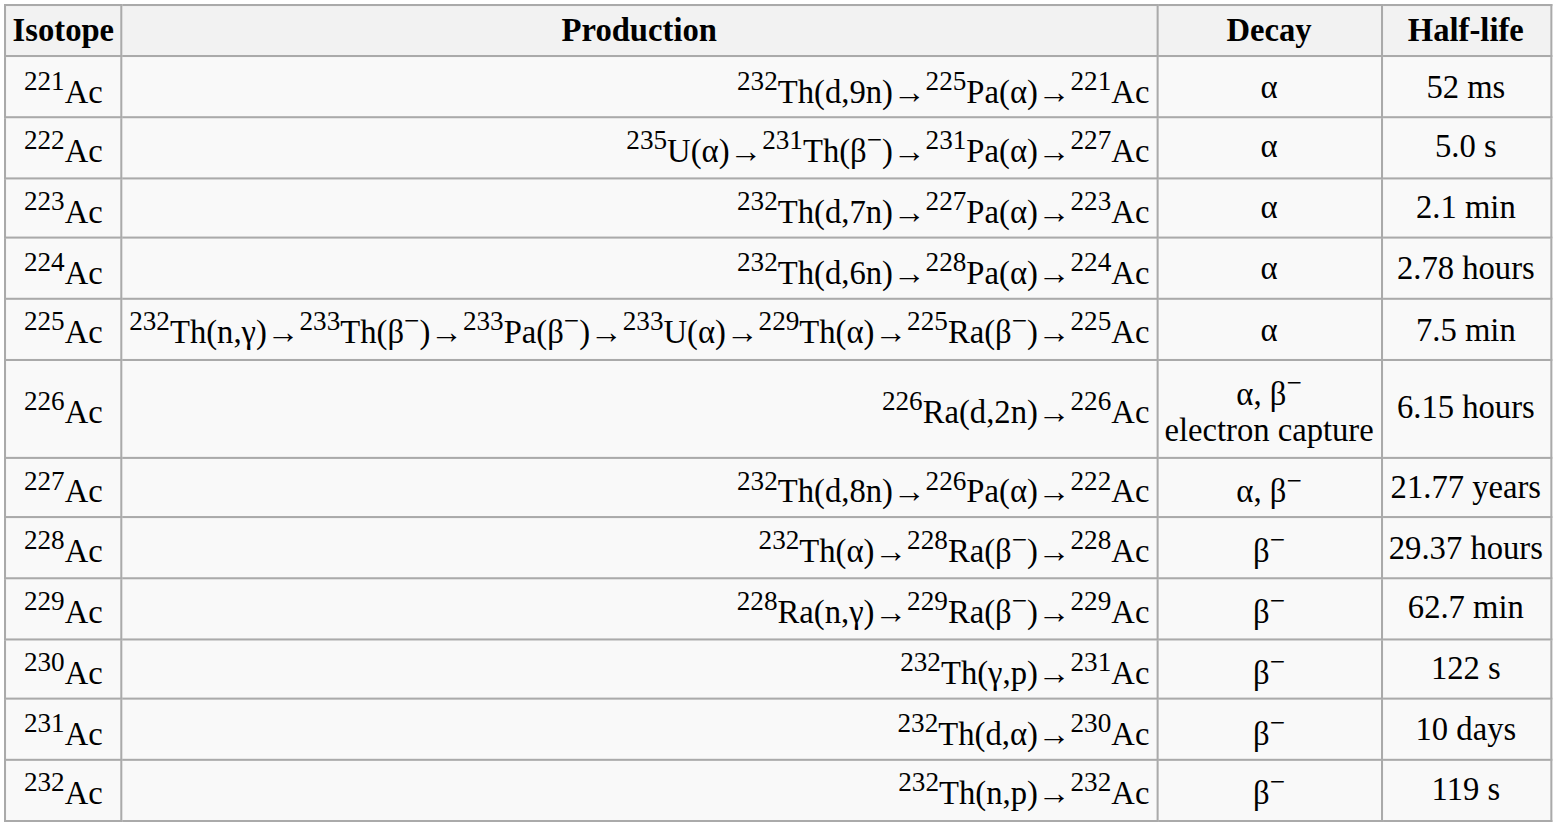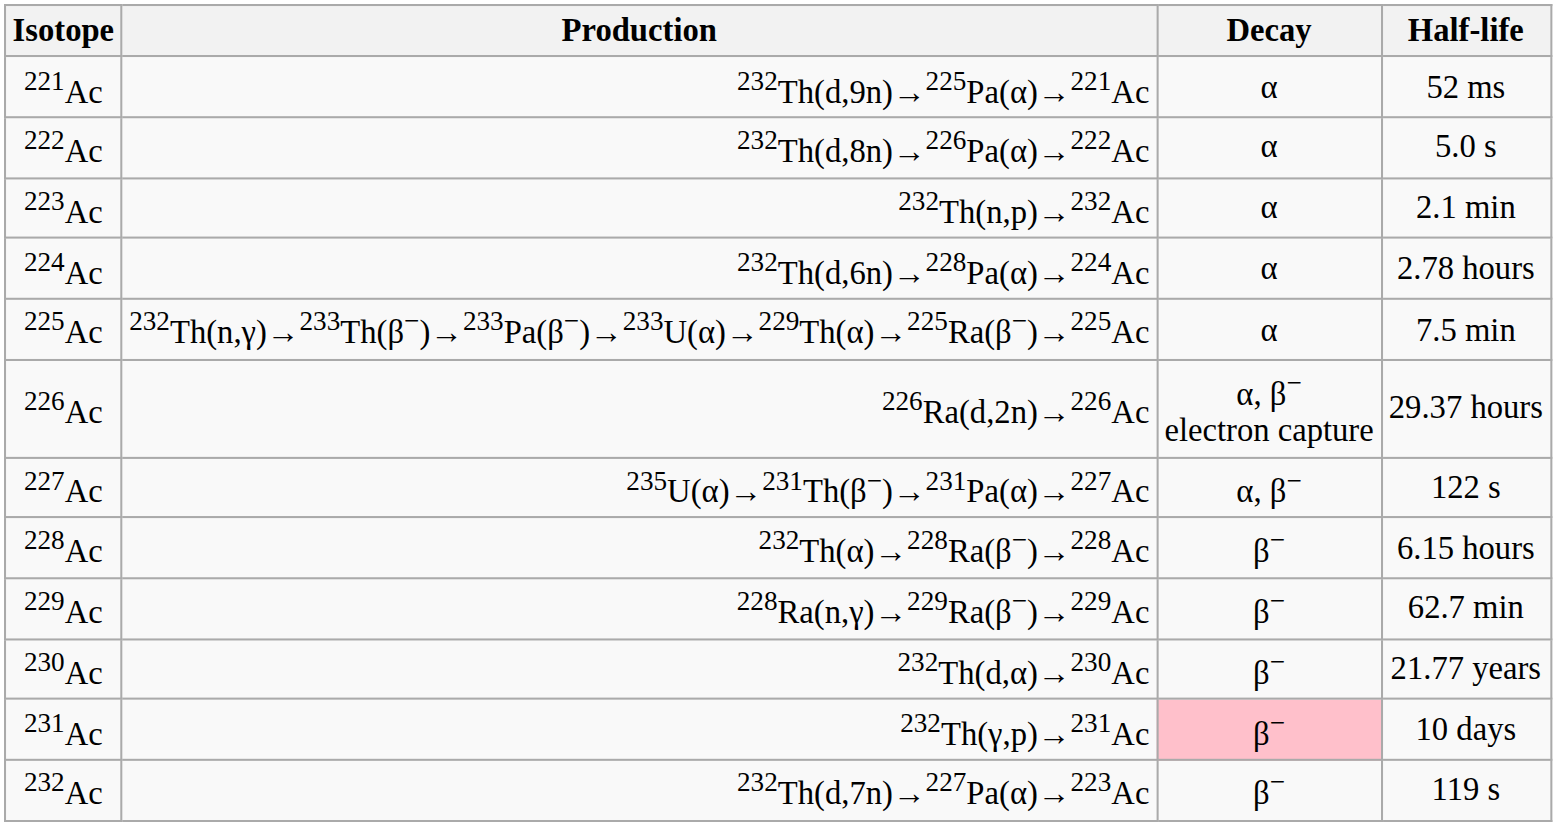(888, 147) 235U(α)→231Th(β−)→231Pa(α)→227Ac -> (943, 147) 232Th(d,8n)→226Pa(α)→222Ac
(943, 207) 232Th(d,7n)→227Pa(α)→223Ac -> (1024, 207) 232Th(n,p)→232Ac
(1466, 407) 6.15 hours -> (1466, 407) 29.37 hours
(943, 486) 232Th(d,8n)→226Pa(α)→222Ac -> (888, 486) 235U(α)→231Th(β−)→231Pa(α)→227Ac
(1466, 486) 21.77 years -> (1466, 486) 122 s
(1466, 547) 29.37 hours -> (1466, 547) 6.15 hours
(1025, 668) 232Th(γ,p)→231Ac -> (1023, 668) 232Th(d,α)→230Ac
(1466, 668) 122 s -> (1466, 668) 21.77 years
(1023, 729) 232Th(d,α)→230Ac -> (1025, 729) 232Th(γ,p)→231Ac
(1269, 729) no background -> (1269, 729) pink background
(1024, 789) 232Th(n,p)→232Ac -> (943, 789) 232Th(d,7n)→227Pa(α)→223Ac
